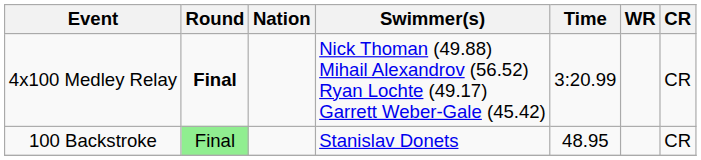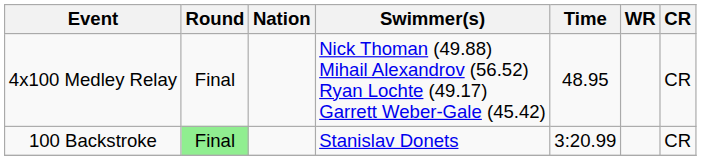(215, 79) bold -> (215, 79) normal
(585, 79) 3:20.99 -> (585, 79) 48.95
(585, 140) 48.95 -> (585, 140) 3:20.99
